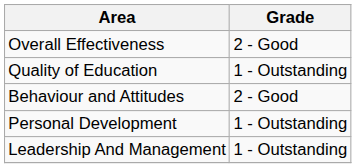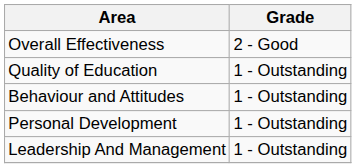(266, 96) 2 - Good -> (290, 96) 1 - Outstanding
